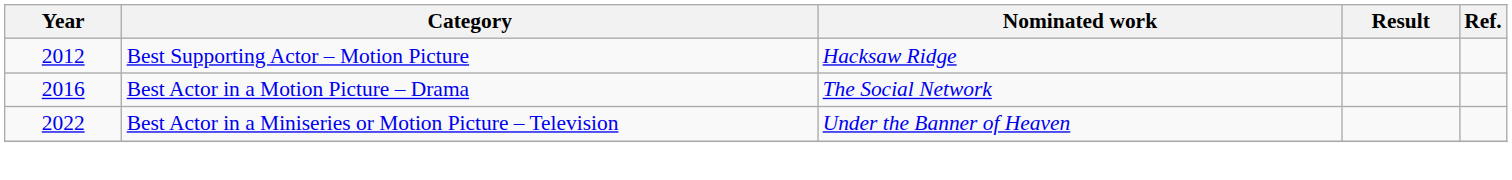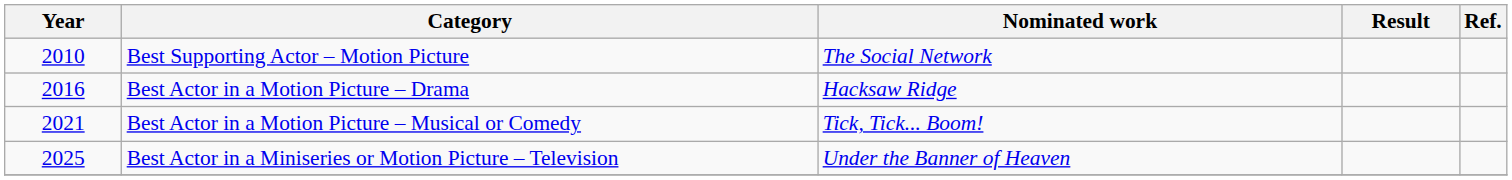(63, 55) 2012 -> (63, 55) 2010
(890, 55) Hacksaw Ridge -> (907, 55) The Social Network
(907, 89) The Social Network -> (890, 89) Hacksaw Ridge
+ row: (354, 123)
(63, 123) 2022 -> (63, 157) 2025
